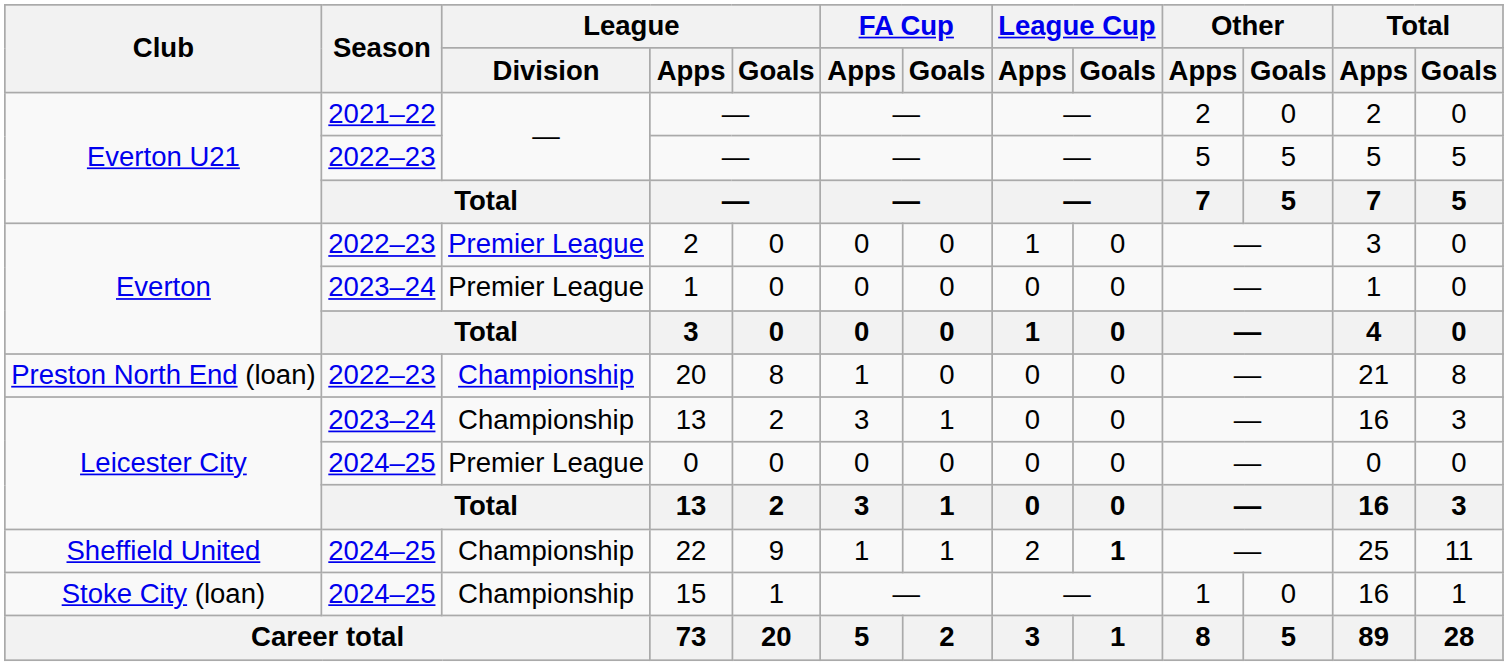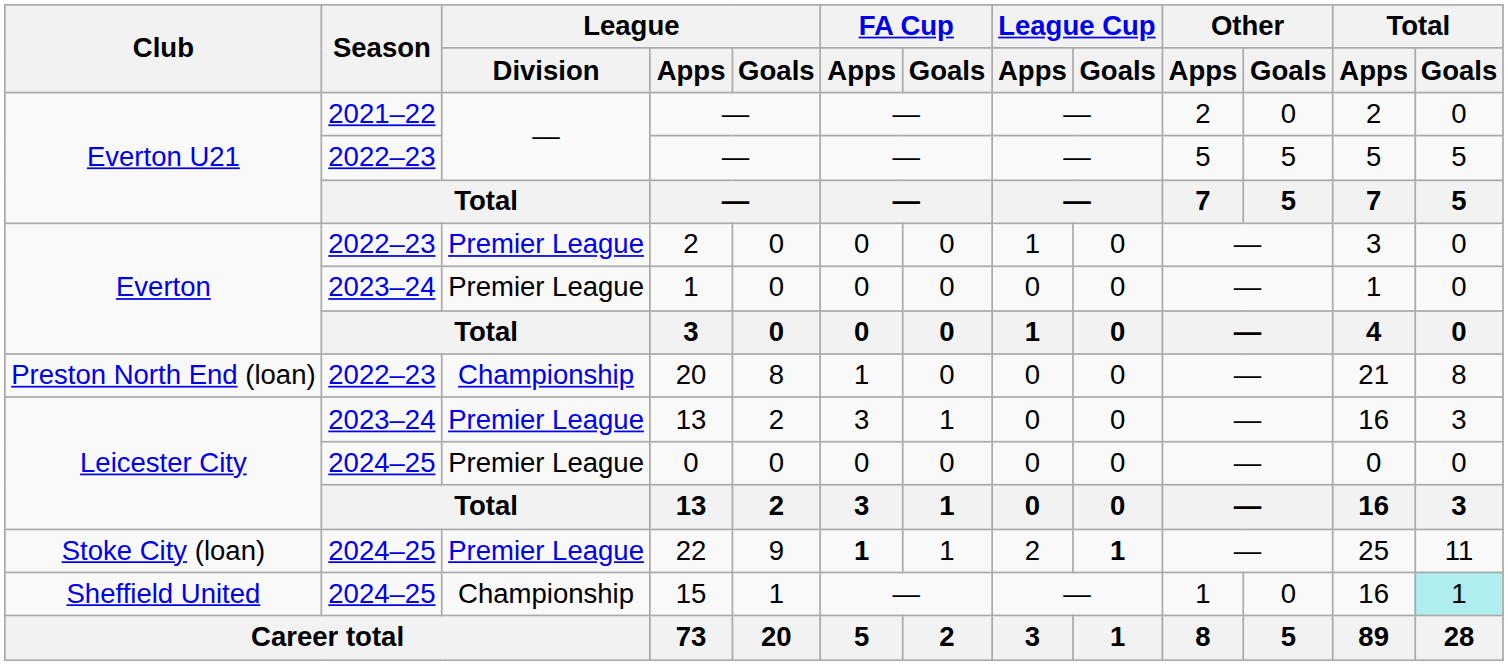(546, 419) Championship -> (546, 419) Premier League
(163, 550) Sheffield United -> (163, 550) Stoke City (loan)
(546, 550) Championship -> (546, 550) Premier League
(862, 550) normal -> (862, 550) bold
(163, 593) Stoke City (loan) -> (163, 593) Sheffield United
(1459, 593) no background -> (1459, 593) paleturquoise background
